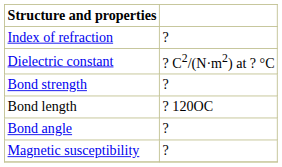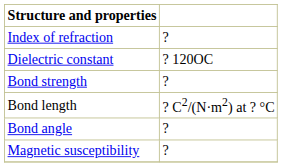(219, 61) ? C2/(N·m2) at ? °C -> (188, 59) ? 120OC
(188, 107) ? 120OC -> (219, 105) ? C2/(N·m2) at ? °C
